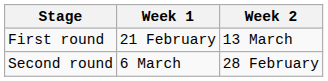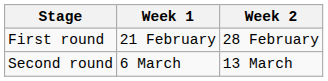(258, 40) 13 March -> (271, 40) 28 February
(271, 64) 28 February -> (258, 64) 13 March
